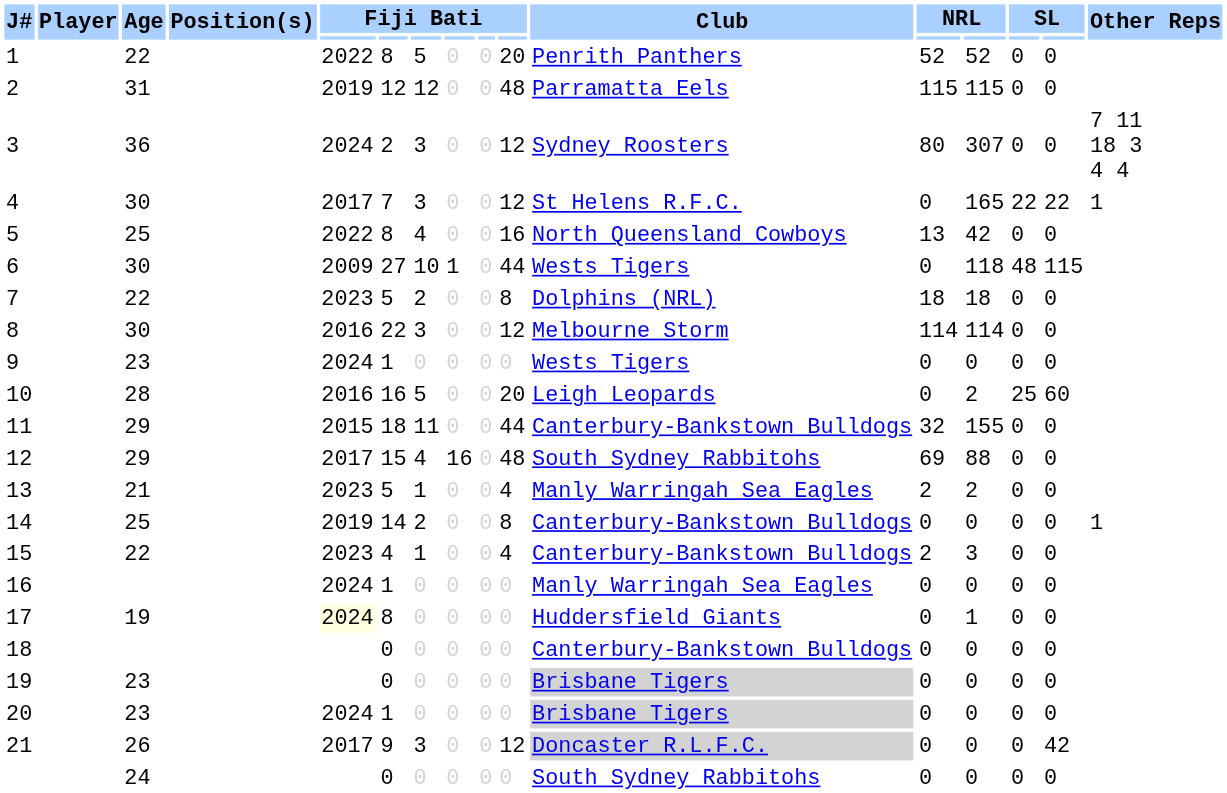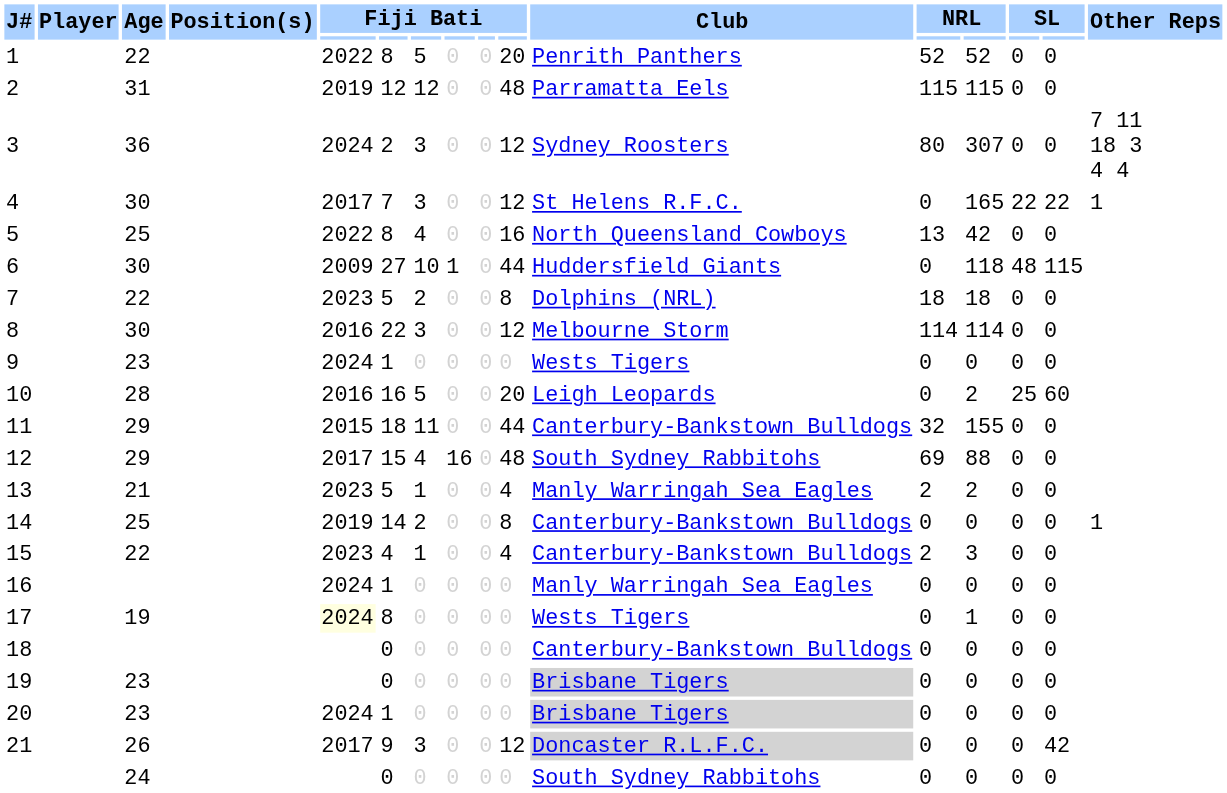(611, 267) Wests Tigers -> (657, 267) Huddersfield Giants
(657, 618) Huddersfield Giants -> (611, 618) Wests Tigers
